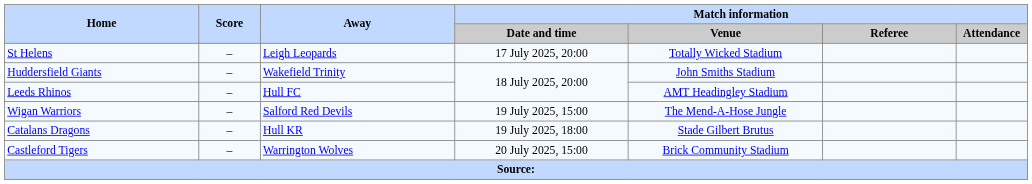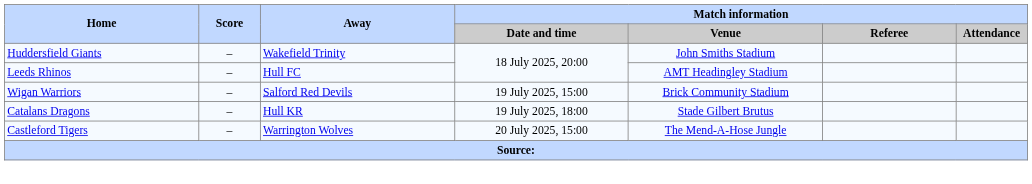- row: (30, 53)
(726, 111) The Mend-A-Hose Jungle -> (726, 91) Brick Community Stadium
(726, 150) Brick Community Stadium -> (726, 130) The Mend-A-Hose Jungle
